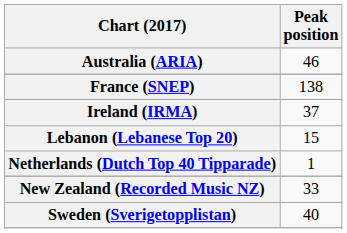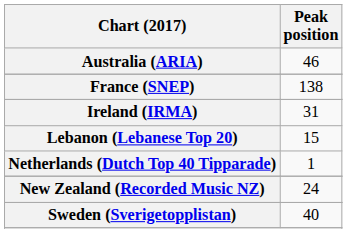(311, 112) 37 -> (311, 112) 31
(311, 189) 33 -> (311, 189) 24
